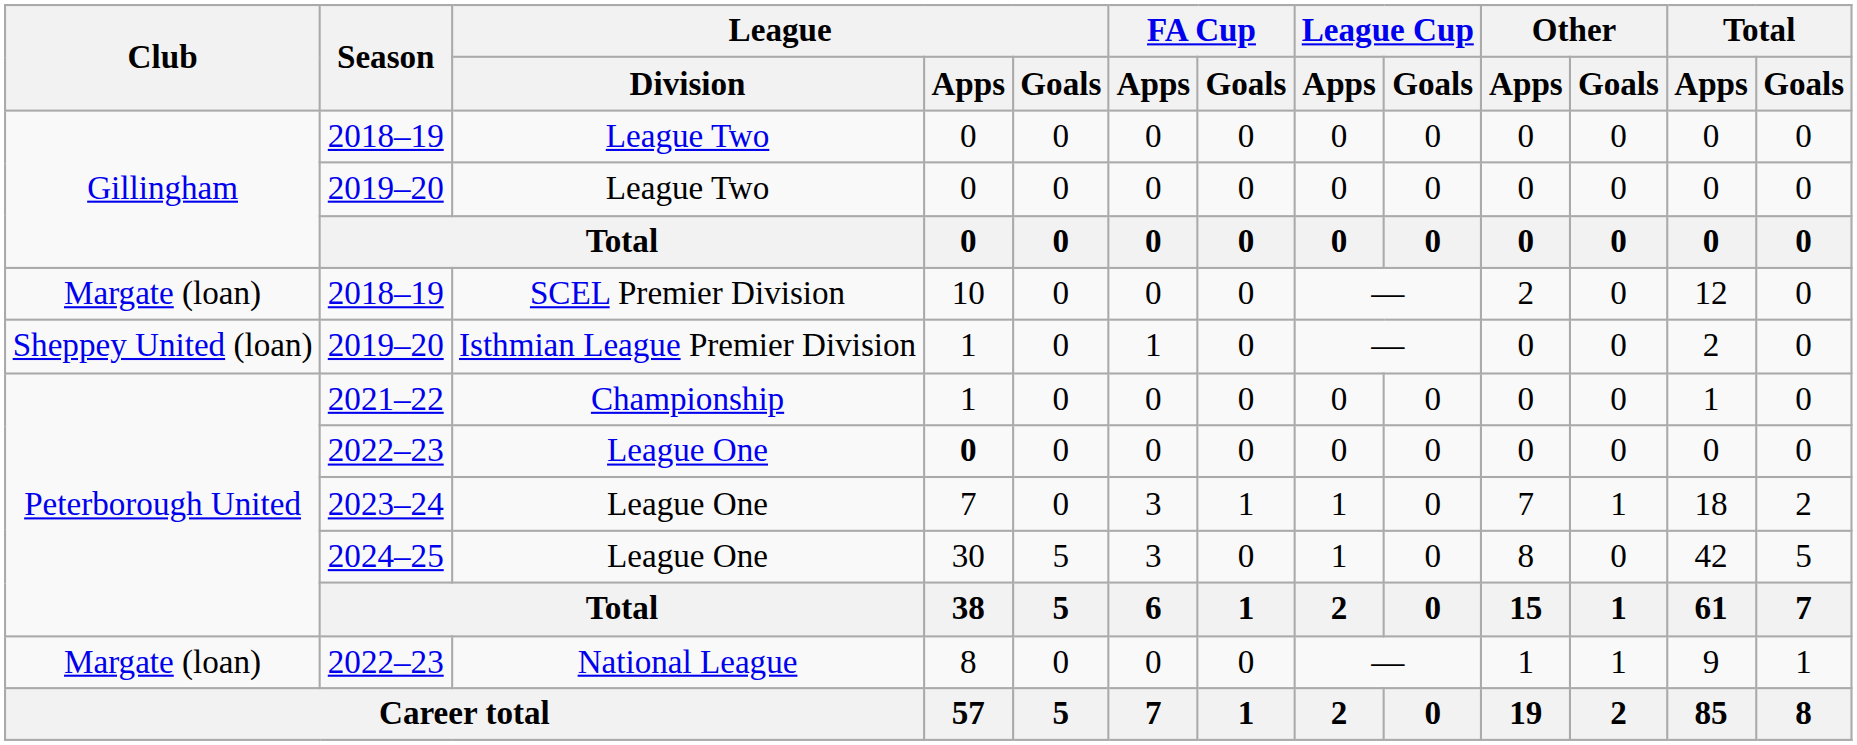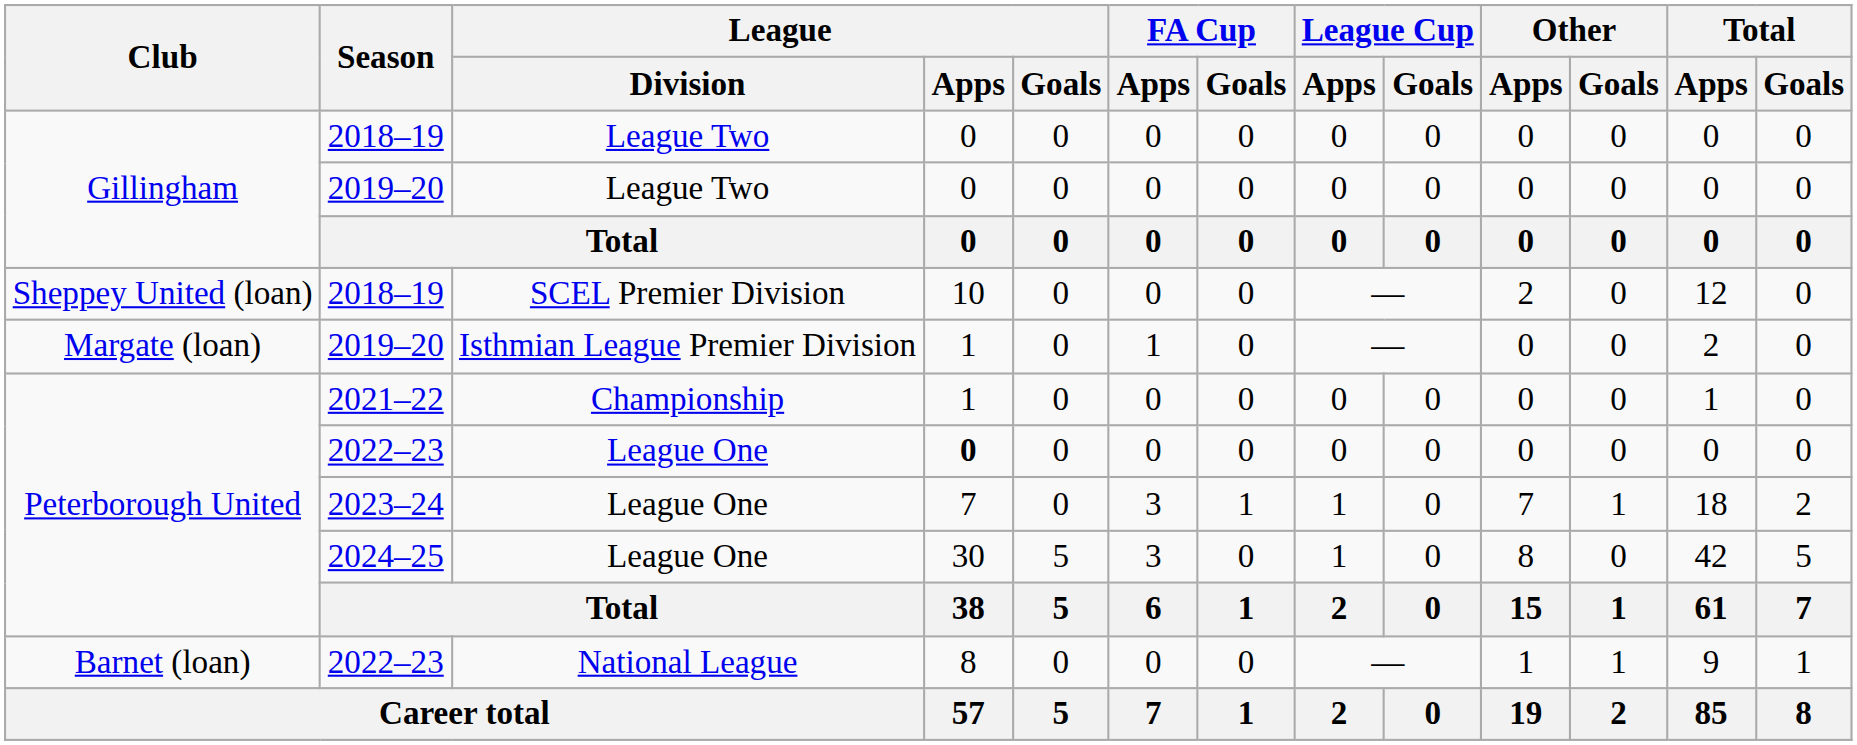(163, 293) Margate (loan) -> (163, 293) Sheppey United (loan)
(163, 345) Sheppey United (loan) -> (163, 345) Margate (loan)
(163, 661) Margate (loan) -> (163, 661) Barnet (loan)
